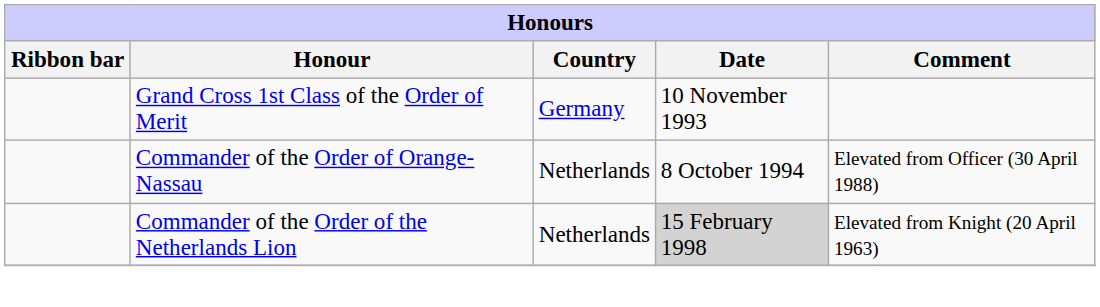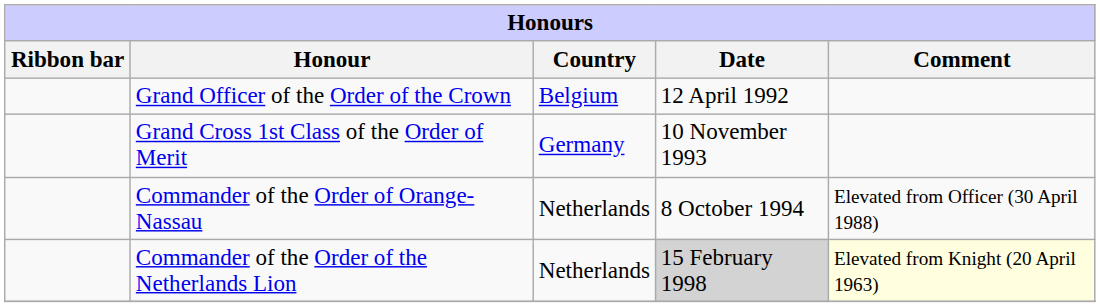+ row: (323, 95)
(955, 235) no background -> (955, 271) lightyellow background
